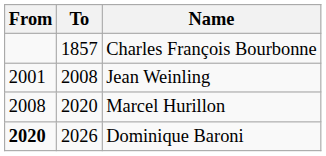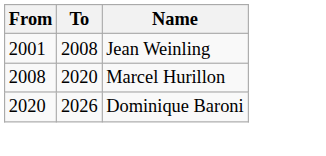- row: (211, 48)
(27, 135) bold -> (27, 106) normal
